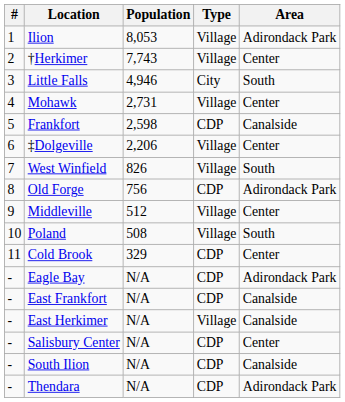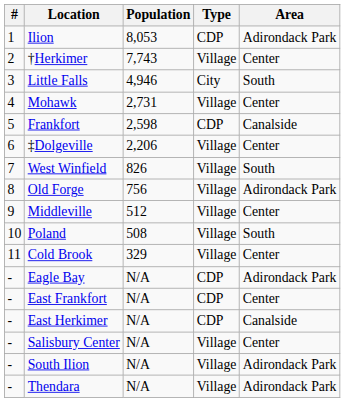(217, 37) Village -> (210, 37) CDP
(210, 189) CDP -> (217, 189) Village
(210, 255) CDP -> (217, 255) Village
(270, 299) Canalside -> (261, 299) Center
(217, 320) Village -> (210, 320) CDP
(210, 342) CDP -> (217, 342) Village
(210, 364) CDP -> (217, 364) Village
(270, 364) Canalside -> (290, 364) Adirondack Park
(210, 386) CDP -> (217, 386) Village
